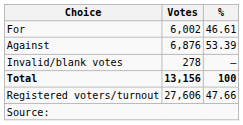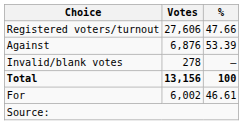rows swapped: (16, 29) <-> (83, 95)
